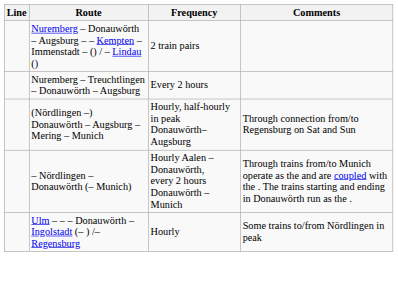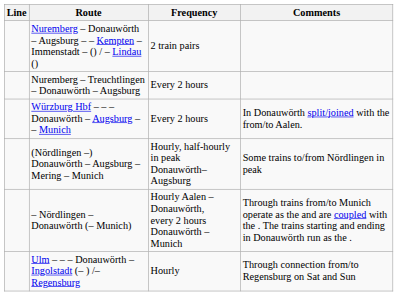+ row: (86, 118)
(301, 124) Through connection from/to Regensburg on Sat and Sun -> (313, 163) Some trains to/from Nördlingen in peak
(313, 232) Some trains to/from Nördlingen in peak -> (301, 271) Through connection from/to Regensburg on Sat and Sun
